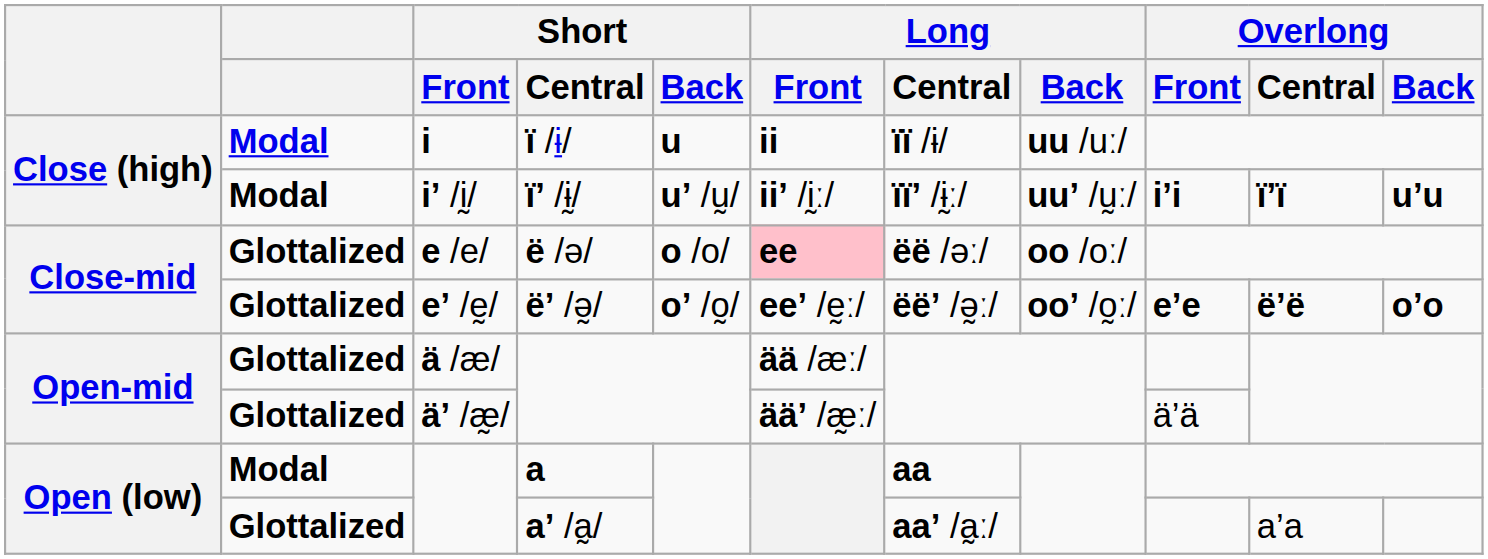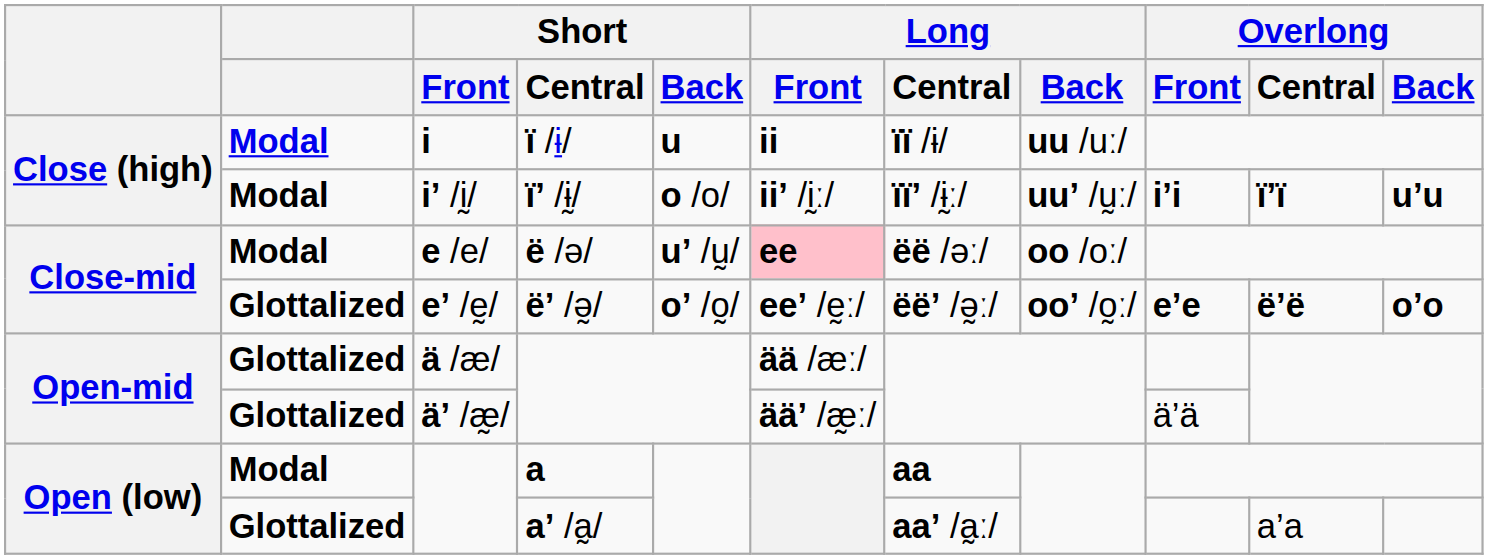(700, 196) u’ /ṵ/ -> (695, 196) o /o/
(317, 251) Glottalized -> (279, 251) Modal
(695, 251) o /o/ -> (700, 251) u’ /ṵ/
